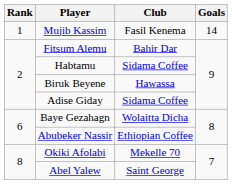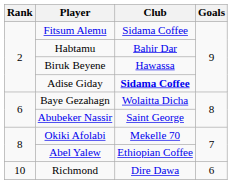- row: (75, 30)
(155, 48) Bahir Dar -> (155, 30) Sidama Coffee
(155, 65) Sidama Coffee -> (155, 48) Bahir Dar
(155, 100) normal -> (155, 83) bold
(155, 135) Ethiopian Coffee -> (155, 118) Saint George
(155, 170) Saint George -> (155, 153) Ethiopian Coffee
+ row: (75, 170)
